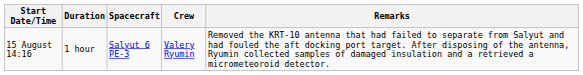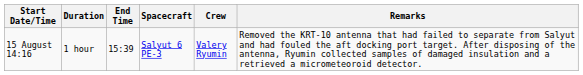+ column: (123, 16)
